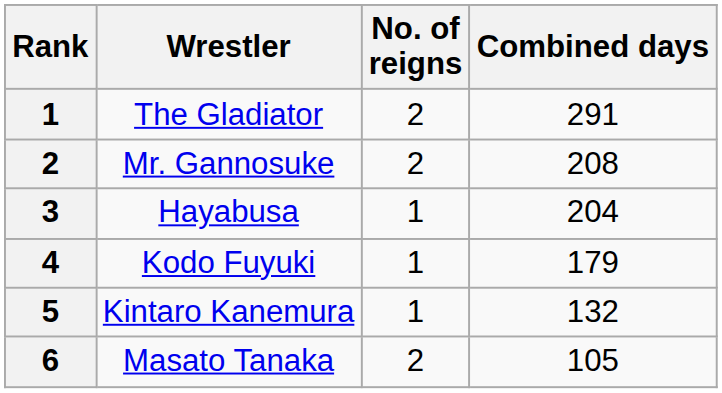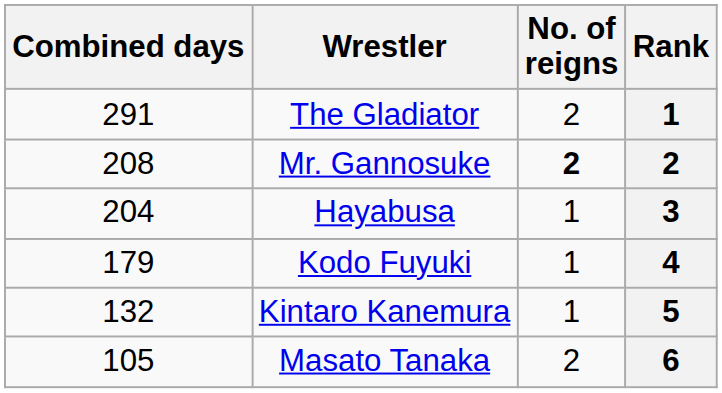columns swapped: (50, 46) <-> (593, 46)
(416, 163) normal -> (572, 163) bold
